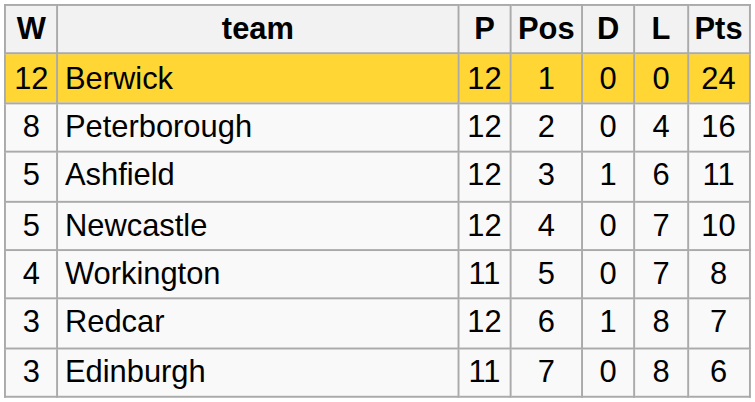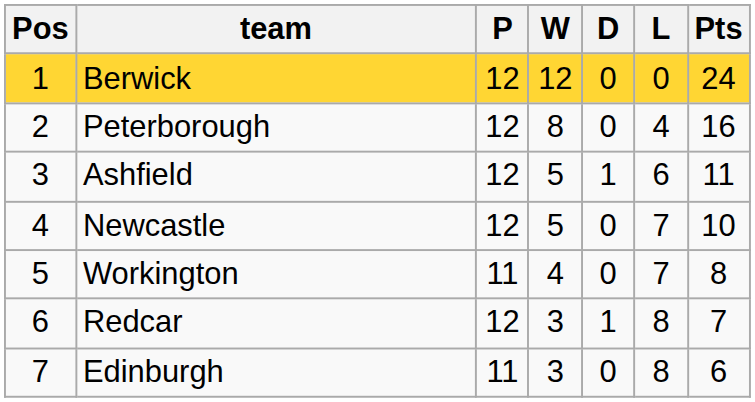columns swapped: (546, 28) <-> (31, 28)
